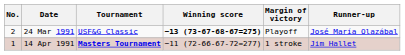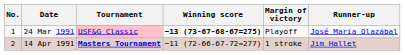(13, 32) 2 -> (13, 32) 1
(108, 32) no background -> (108, 32) pink background
(13, 44) 1 -> (13, 44) 2
